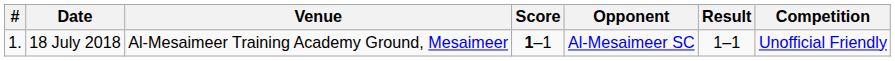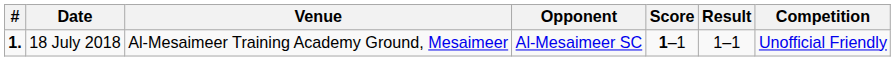columns swapped: (631, 17) <-> (538, 17)
(15, 42) normal -> (15, 42) bold
